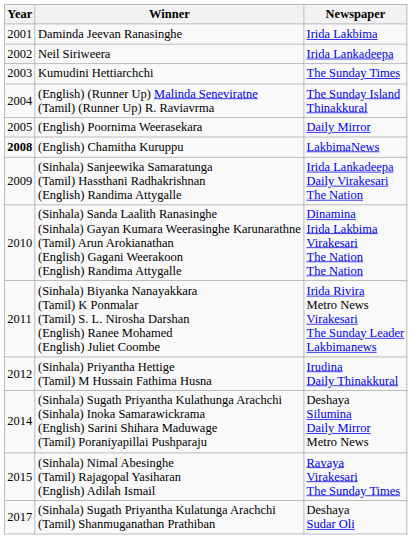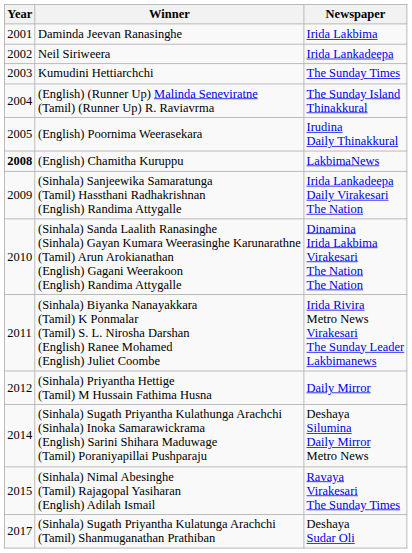(339, 127) Daily Mirror -> (352, 134) Irudina Daily Thinakkural
(352, 373) Irudina Daily Thinakkural -> (339, 387) Daily Mirror
